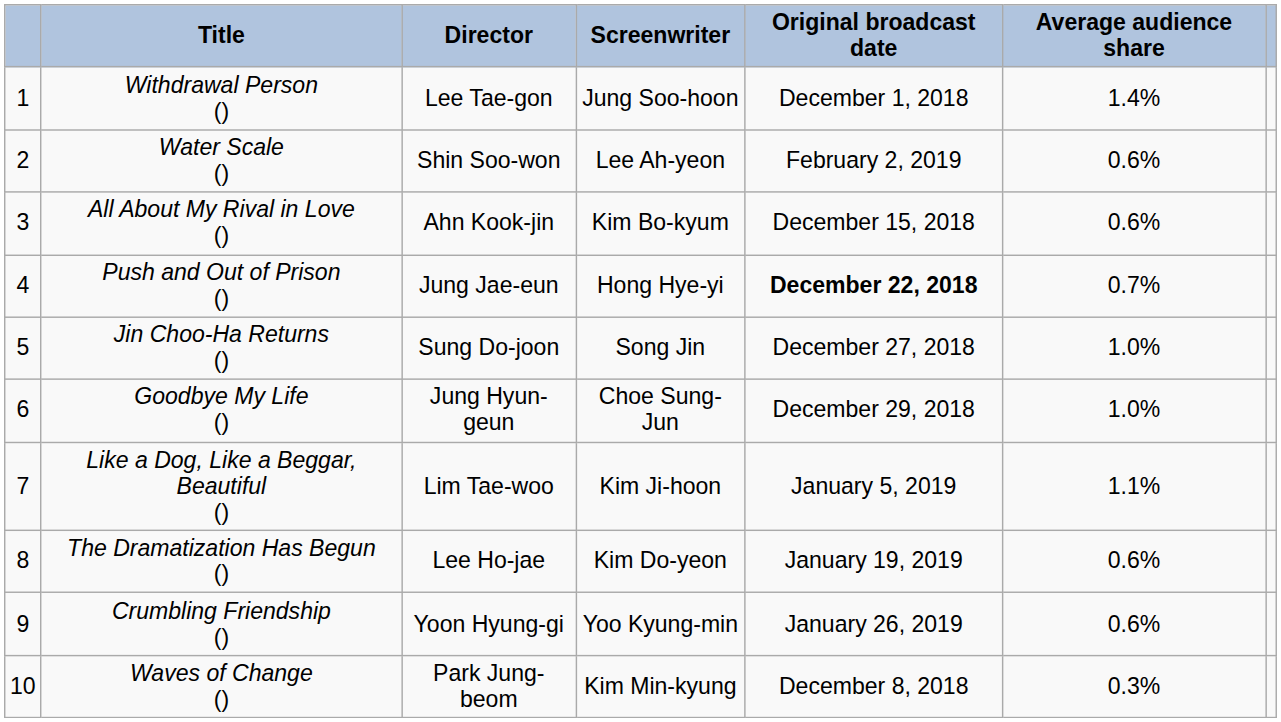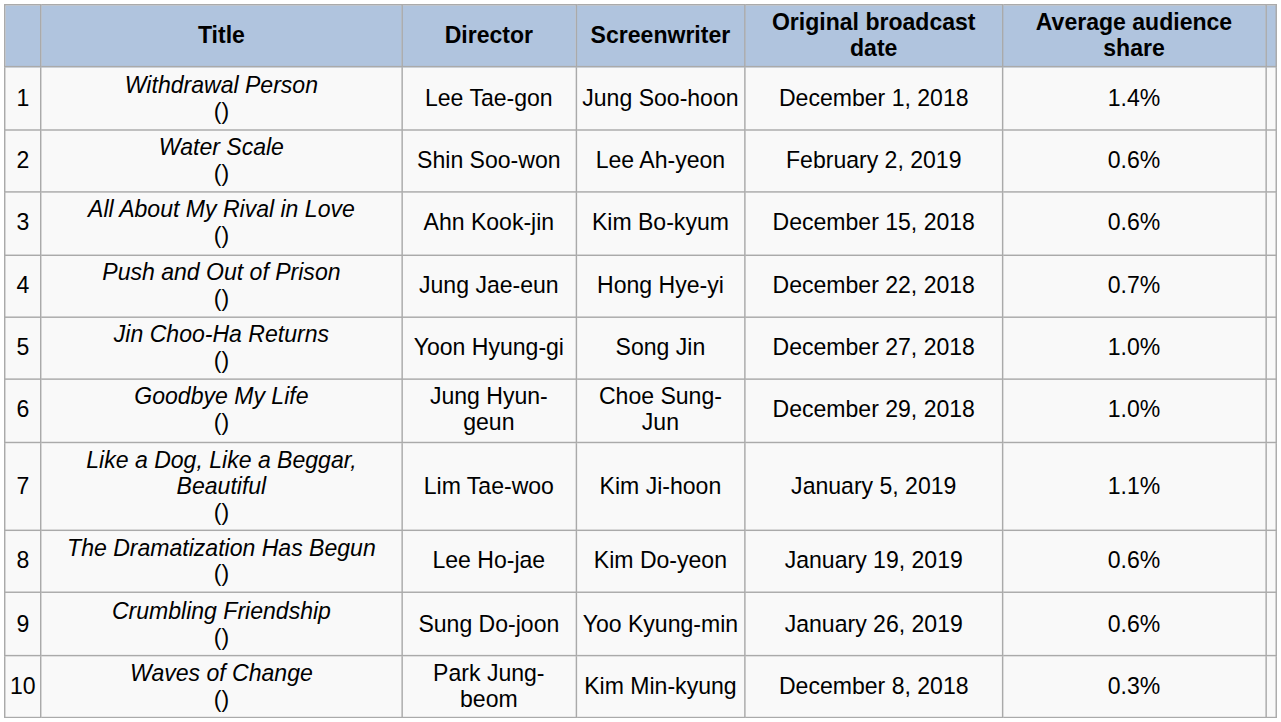(874, 285) bold -> (874, 285) normal
(489, 348) Sung Do-joon -> (489, 348) Yoon Hyung-gi
(489, 623) Yoon Hyung-gi -> (489, 623) Sung Do-joon
